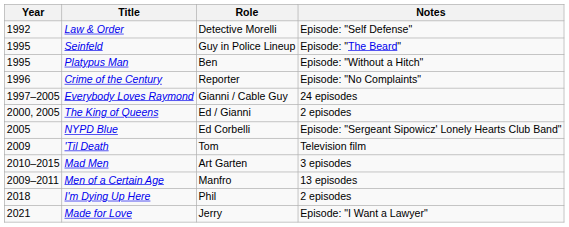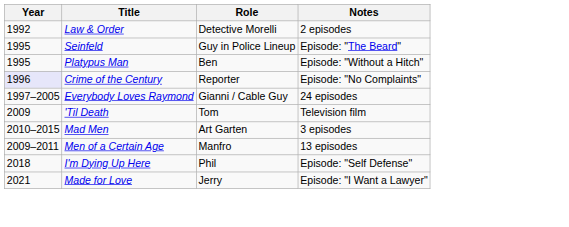(356, 29) Episode: "Self Defense" -> (326, 29) 2 episodes
(19, 79) no background -> (19, 79) lavender background
- row: (111, 113)
- row: (91, 130)
(326, 197) 2 episodes -> (356, 163) Episode: "Self Defense"
